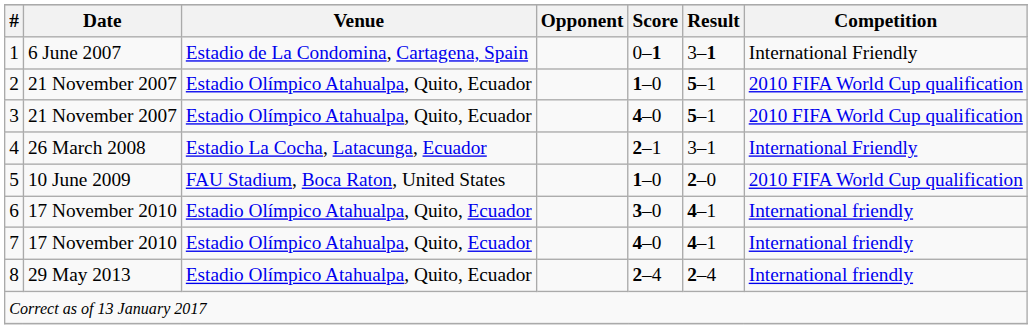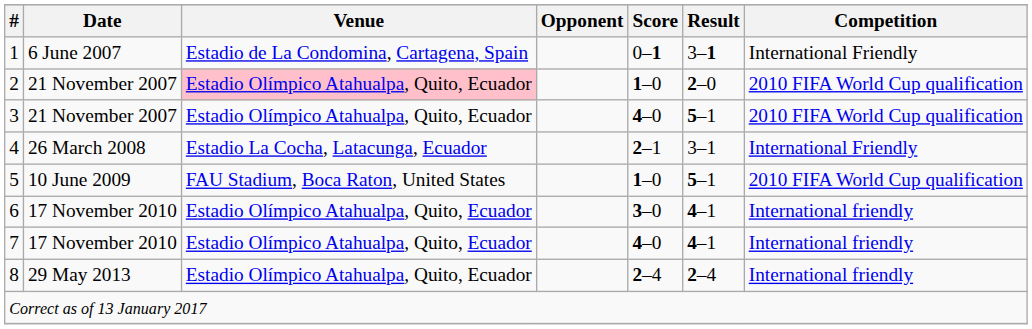(359, 84) no background -> (359, 84) pink background
(702, 84) 5–1 -> (702, 84) 2–0
(702, 179) 2–0 -> (702, 179) 5–1
